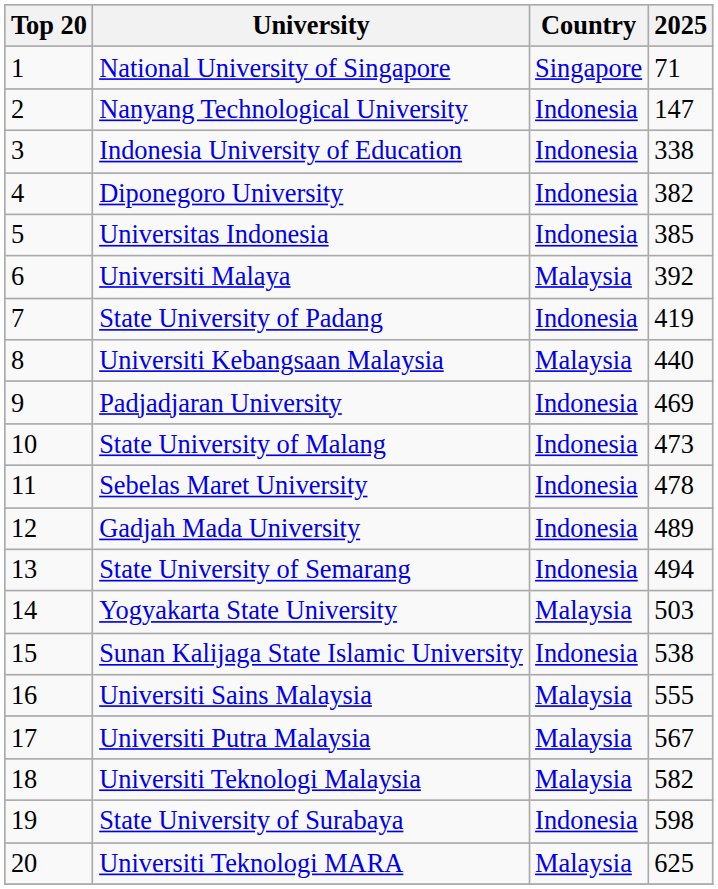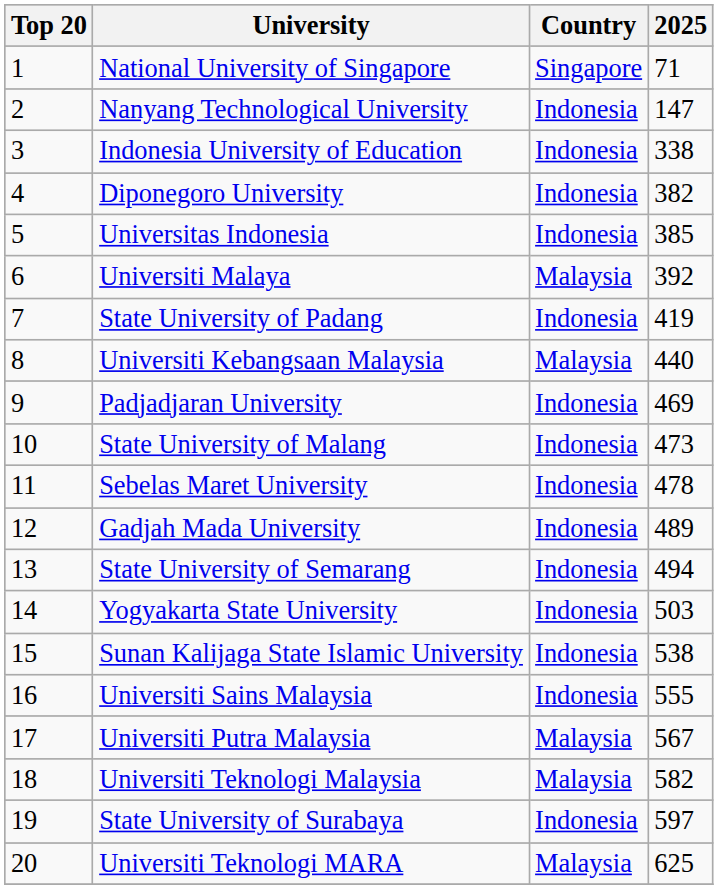(583, 611) Malaysia -> (586, 611) Indonesia
(583, 695) Malaysia -> (586, 695) Indonesia
(674, 820) 598 -> (674, 820) 597
